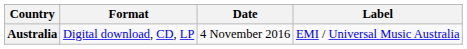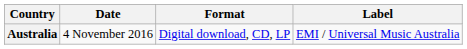columns swapped: (245, 14) <-> (129, 14)
